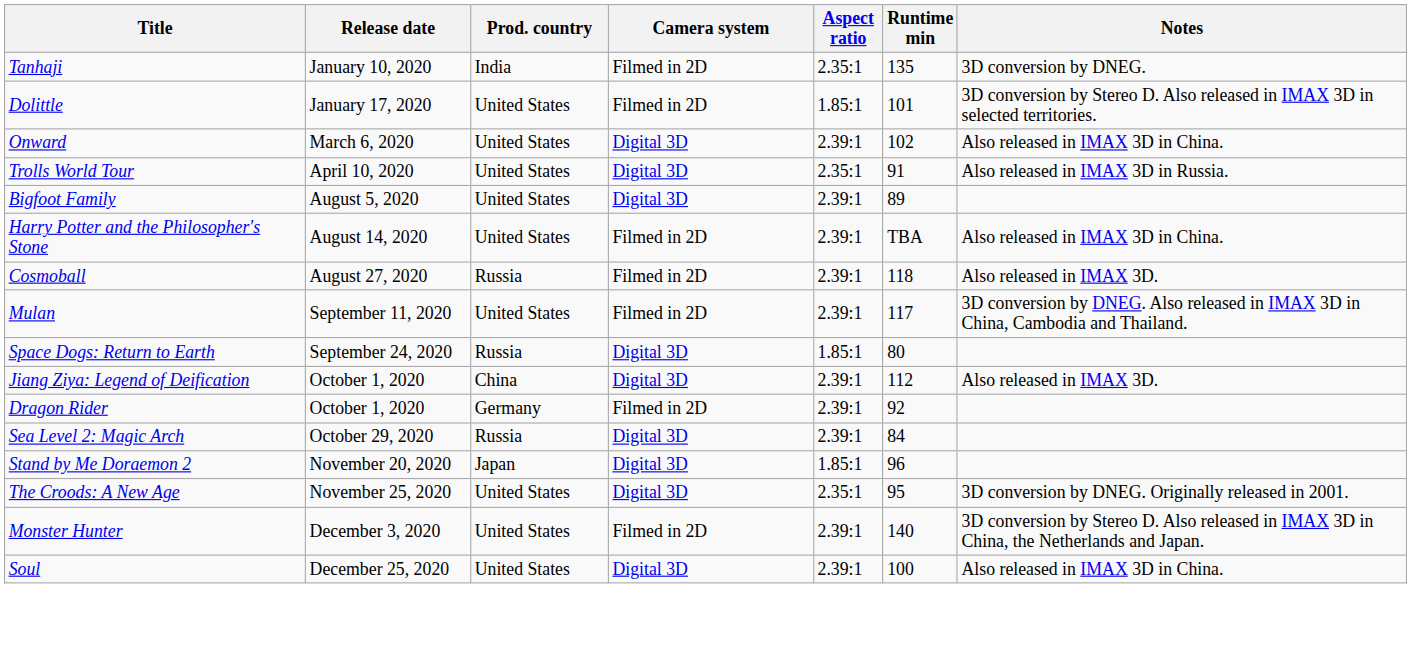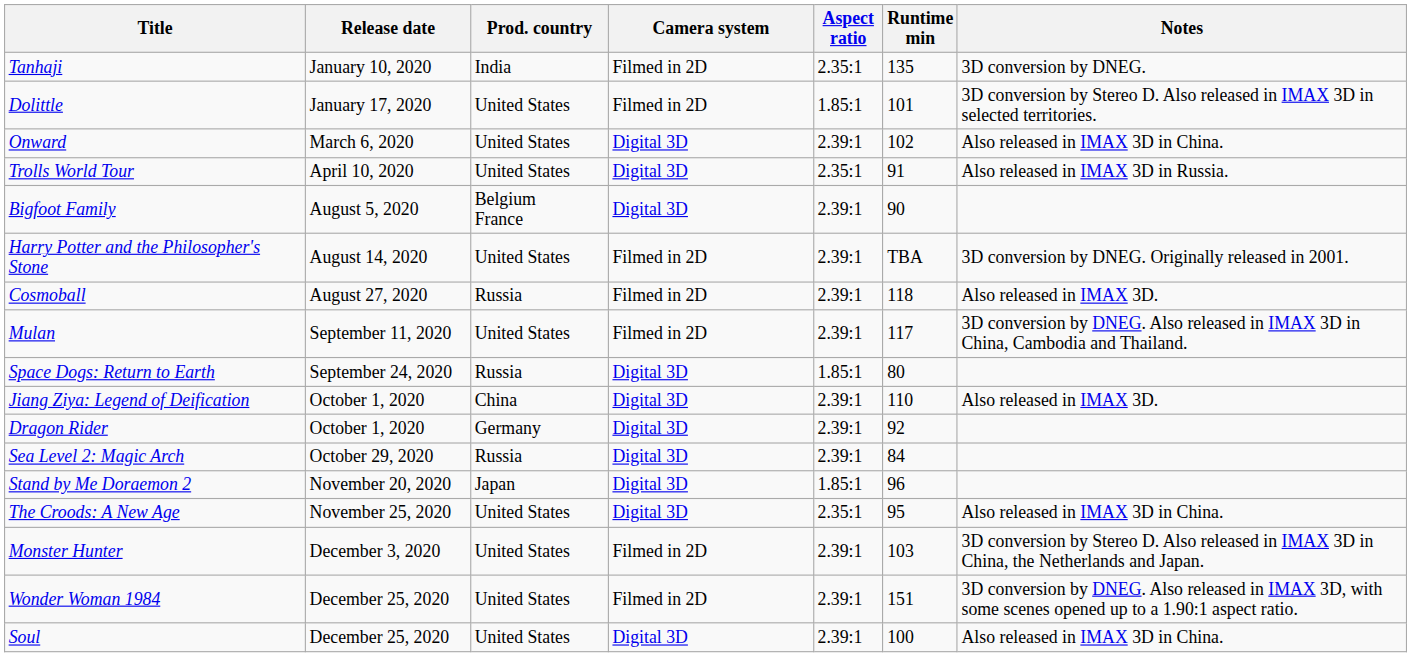(522, 199) United States -> (505, 209) Belgium France
(896, 199) 89 -> (896, 209) 90
(1092, 237) Also released in IMAX 3D in China. -> (1155, 257) 3D conversion by DNEG. Originally released in 2001.
(900, 380) 112 -> (900, 400) 110
(660, 408) Filmed in 2D -> (650, 428) Digital 3D
(1155, 492) 3D conversion by DNEG. Originally released in 2001. -> (1092, 512) Also released in IMAX 3D in China.
(901, 530) 140 -> (901, 550) 103
+ row: (84, 599)
